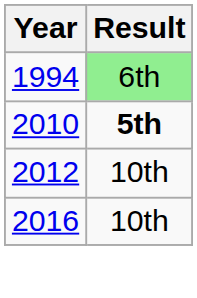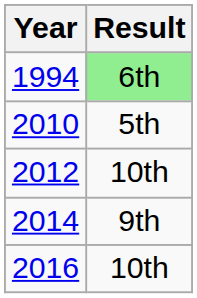(139, 124) bold -> (139, 124) normal
+ row: (46, 220)
